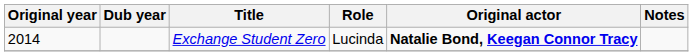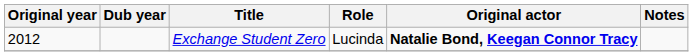(24, 39) 2014 -> (24, 39) 2012
